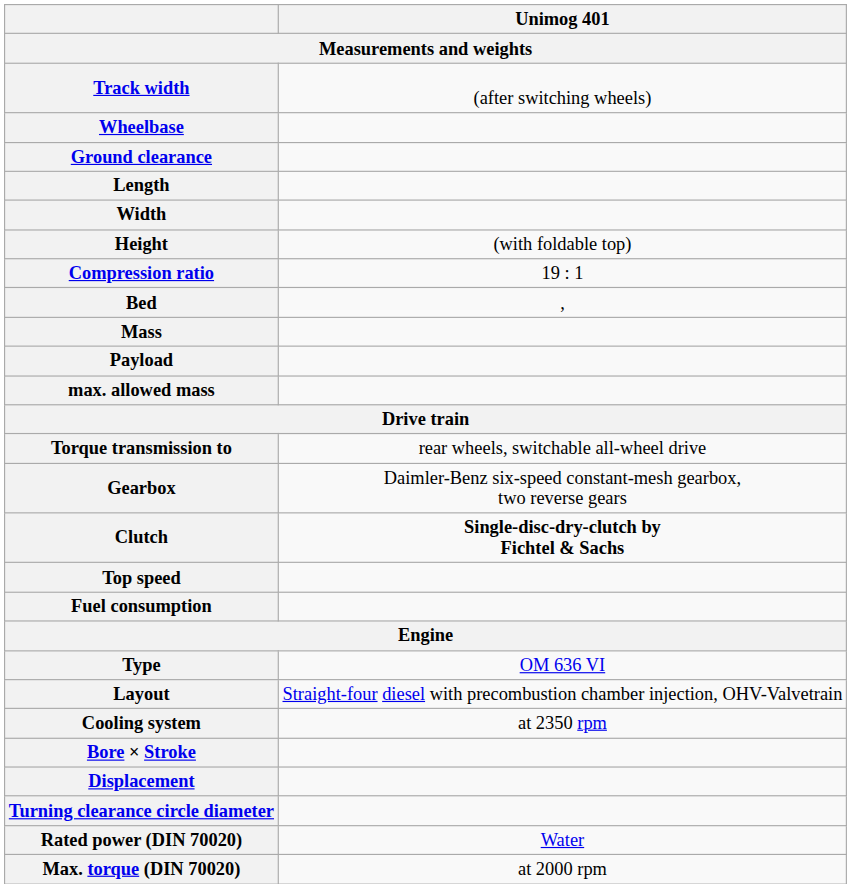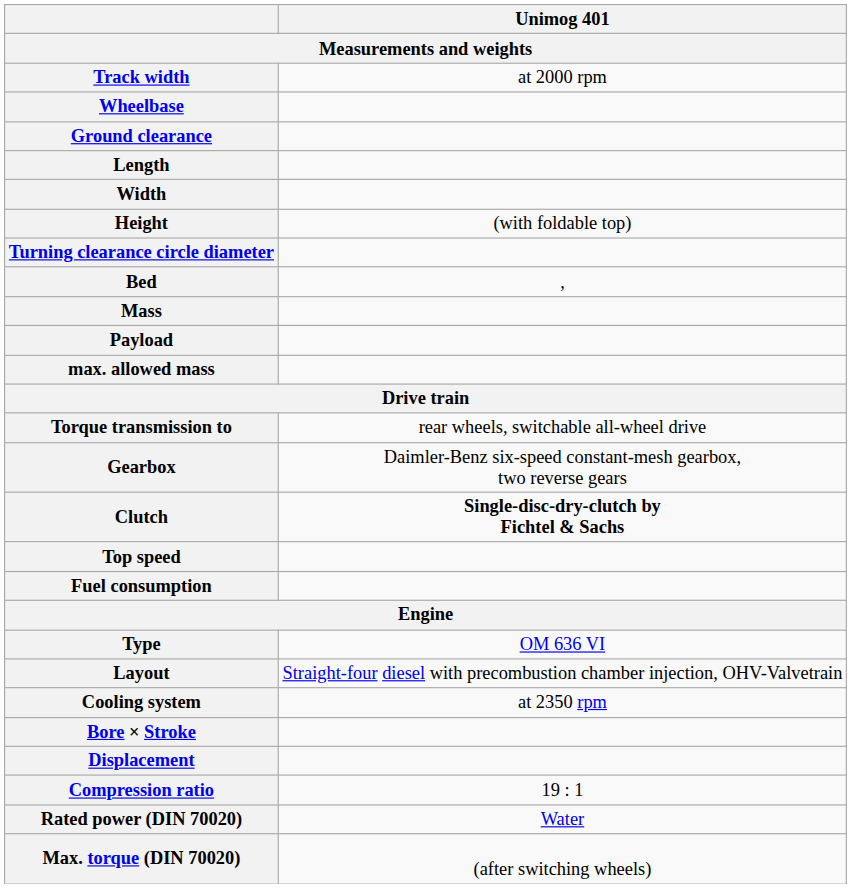(562, 98) (after switching wheels) -> (562, 77) at 2000 rpm
rows swapped: (141, 810) <-> (141, 273)
(562, 869) at 2000 rpm -> (562, 869) (after switching wheels)
